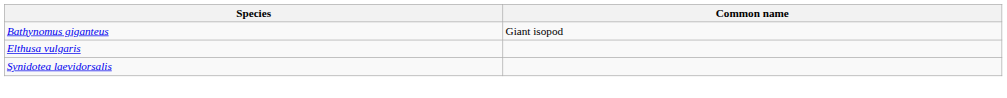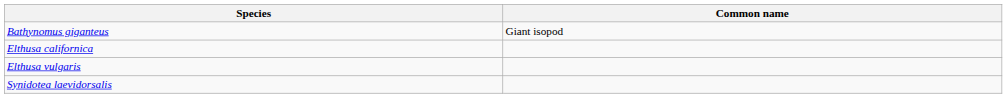+ row: (50, 48)
